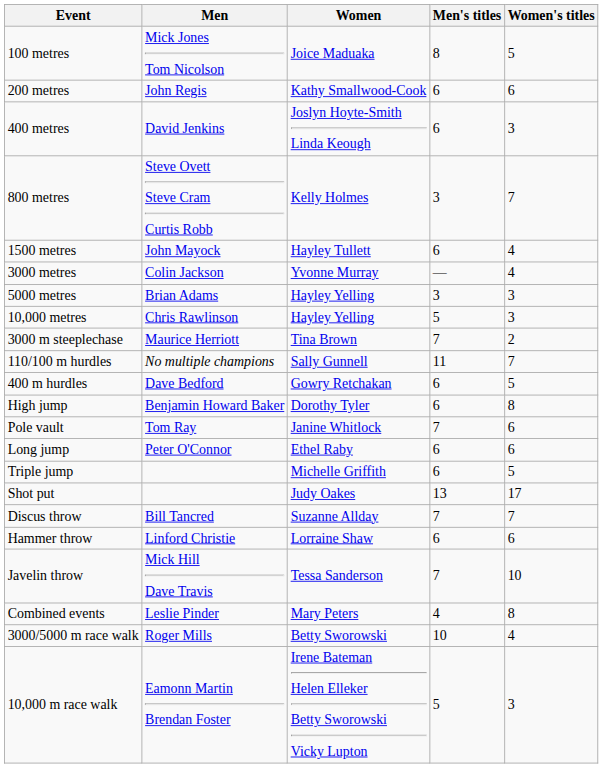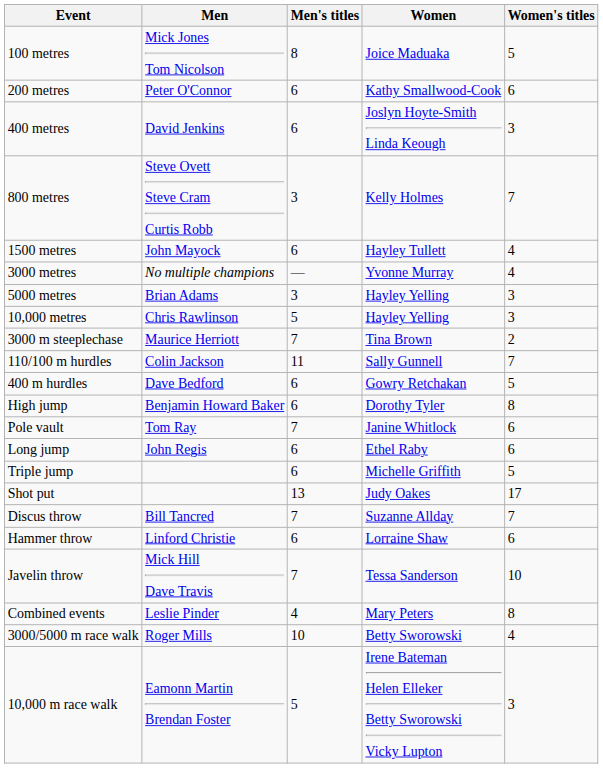columns swapped: (467, 15) <-> (359, 15)
(176, 91) John Regis -> (188, 91) Peter O'Connor
(184, 273) Colin Jackson -> (210, 273) No multiple champions
(210, 361) No multiple champions -> (184, 361) Colin Jackson
(188, 449) Peter O'Connor -> (176, 449) John Regis
